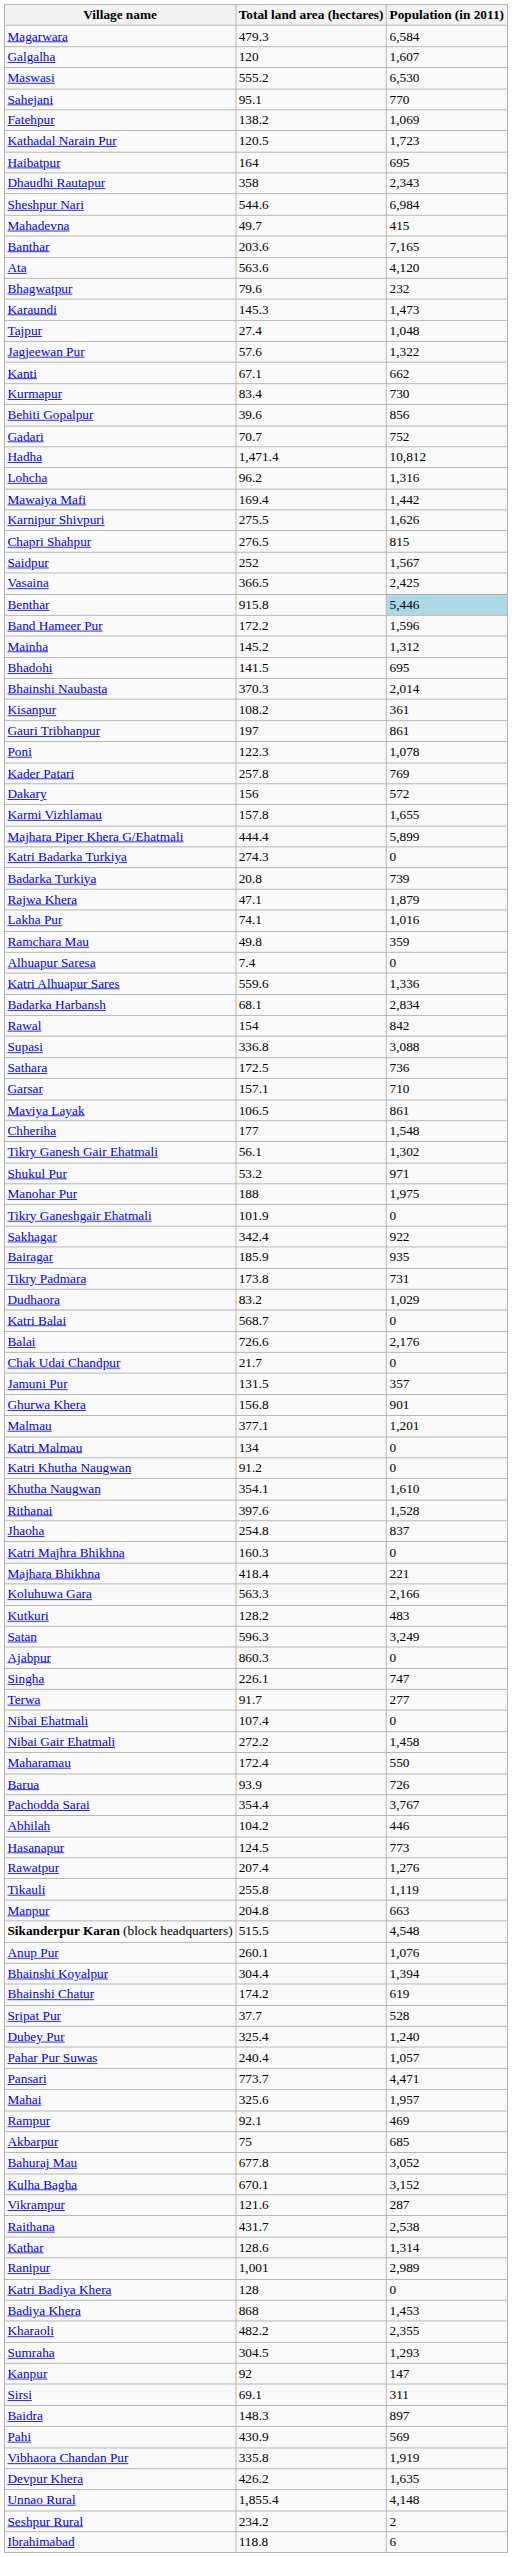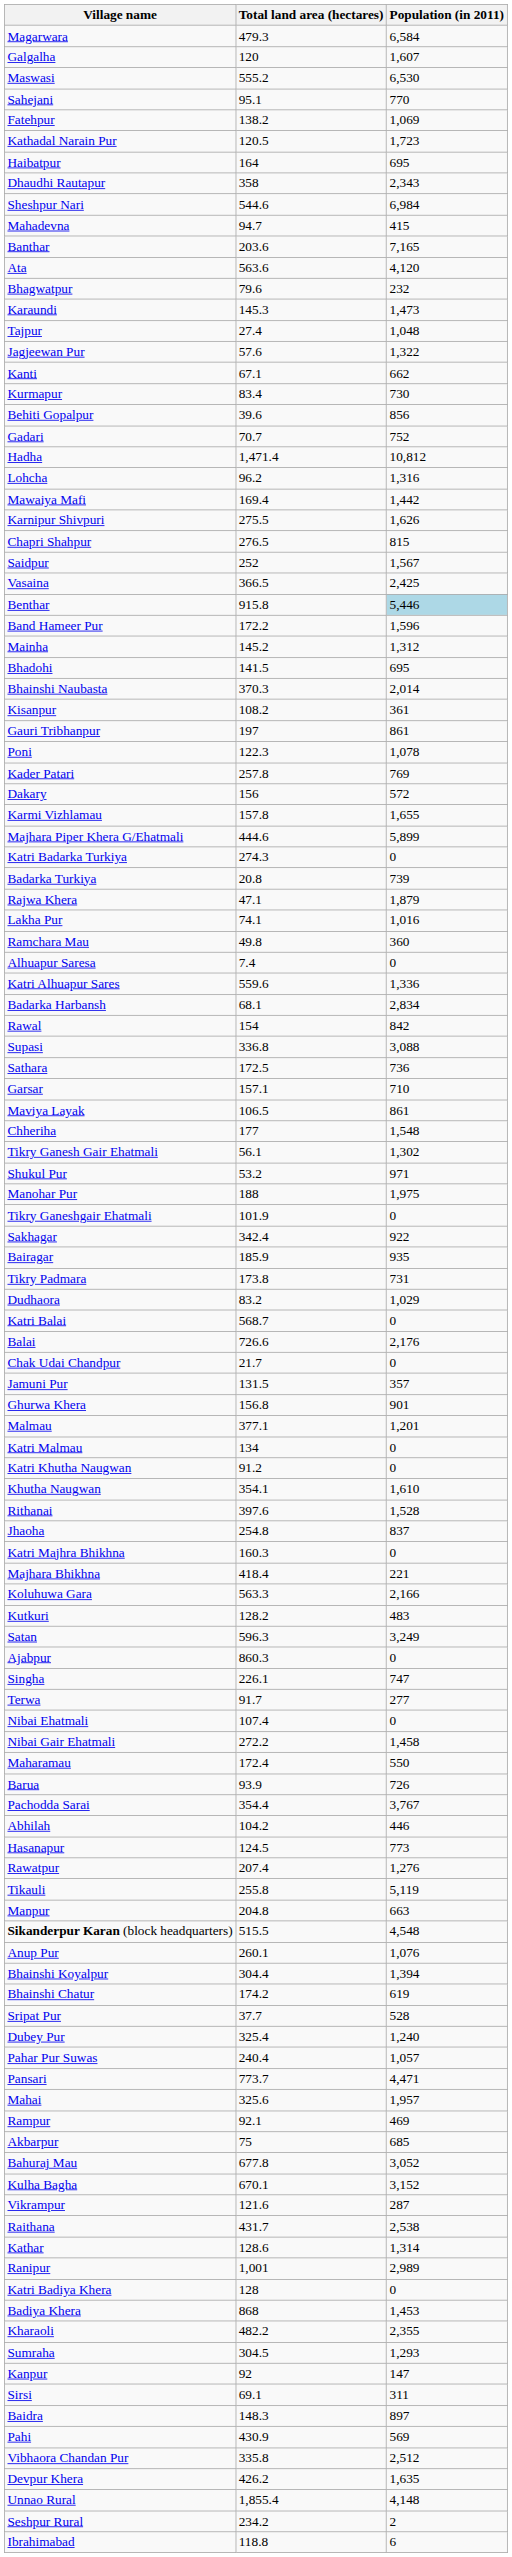(250, 225) 49.7 -> (250, 225) 94.7
(254, 836) 444.4 -> (254, 836) 444.6
(400, 941) 359 -> (400, 941) 360
(404, 1889) 1,119 -> (404, 1889) 5,119
(405, 2458) 1,919 -> (405, 2458) 2,512
